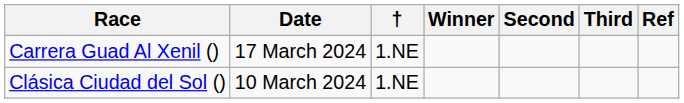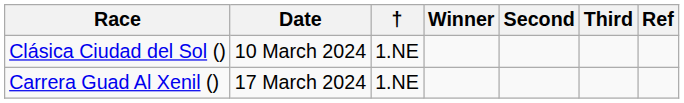rows swapped: (117, 82) <-> (114, 51)
